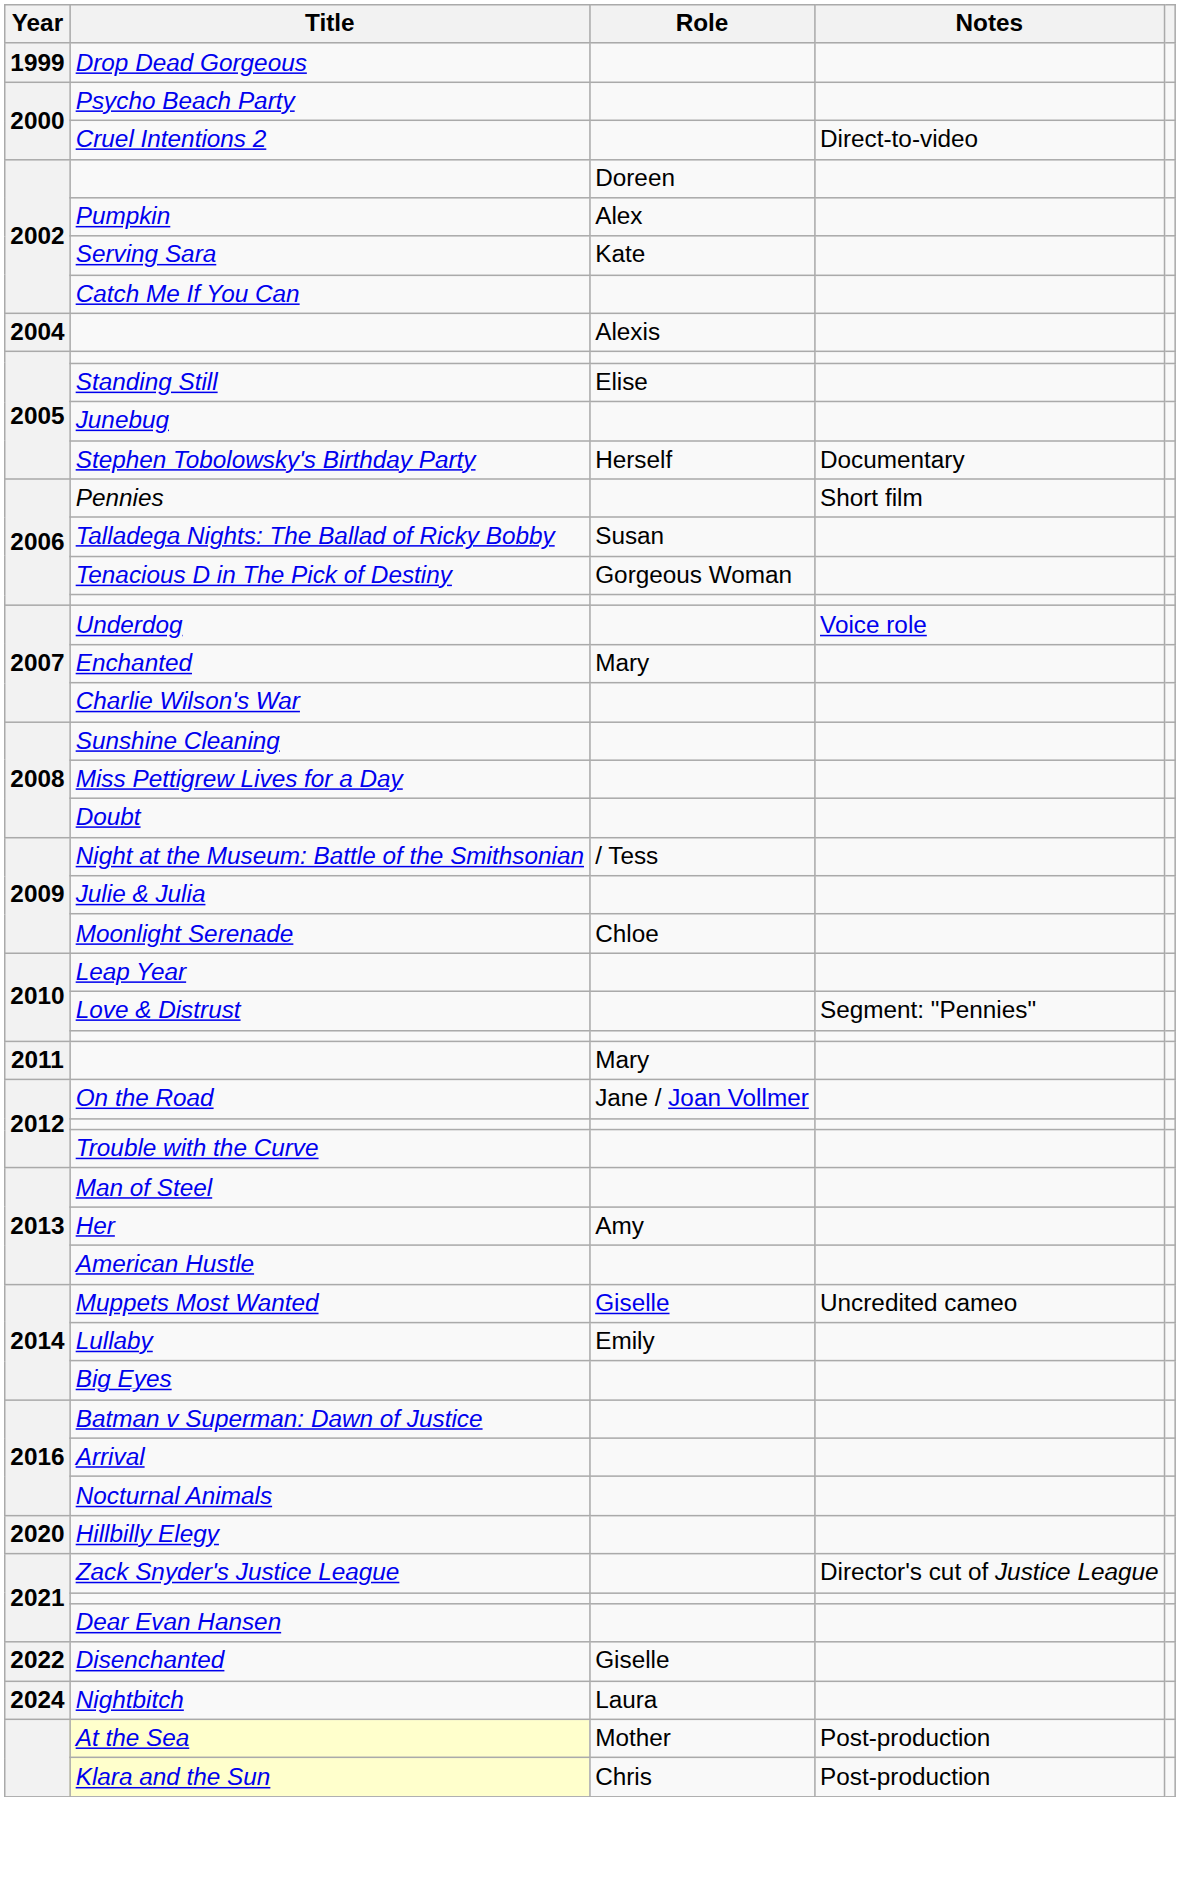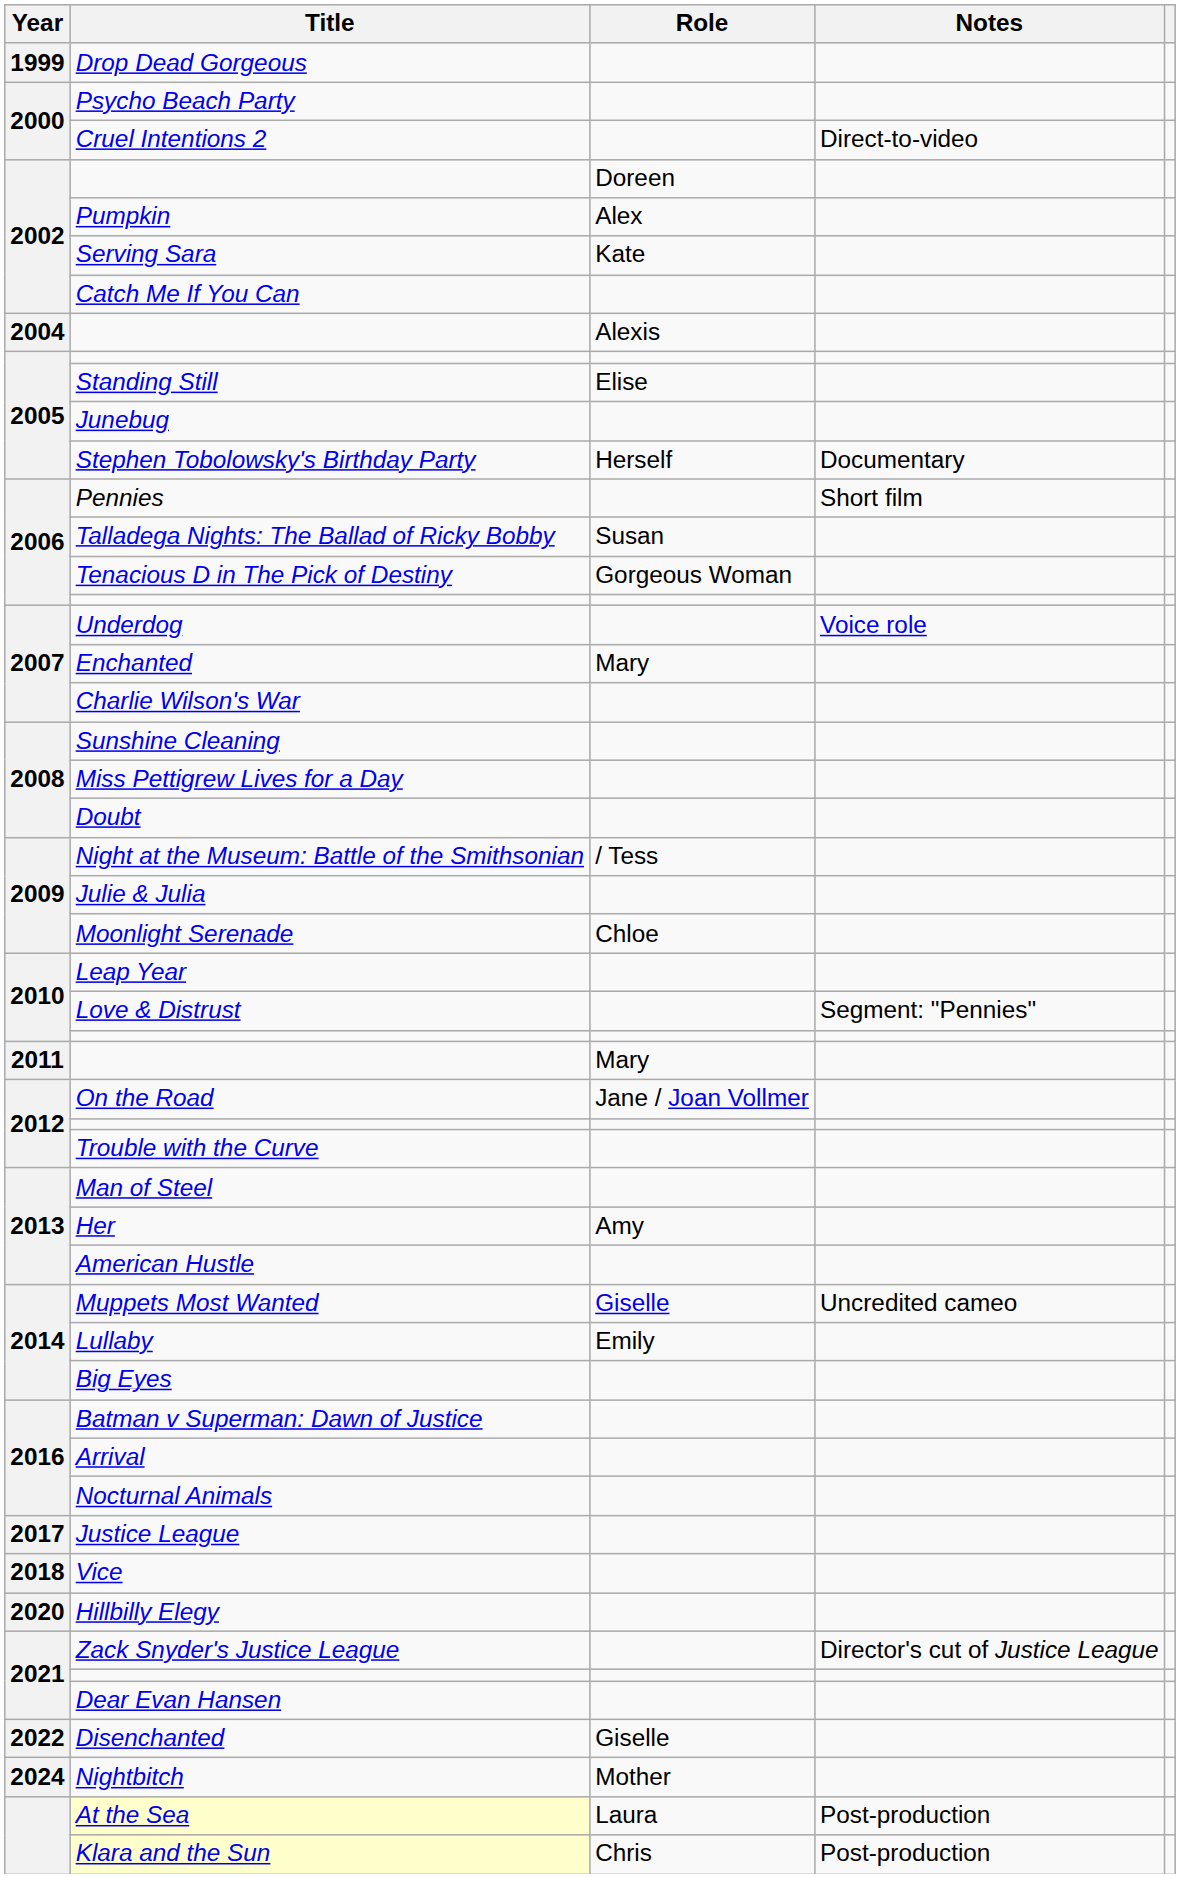+ row: (37, 1534)
+ row: (37, 1572)
(626, 1699) Laura -> (633, 1776) Mother
(633, 1738) Mother -> (626, 1815) Laura
